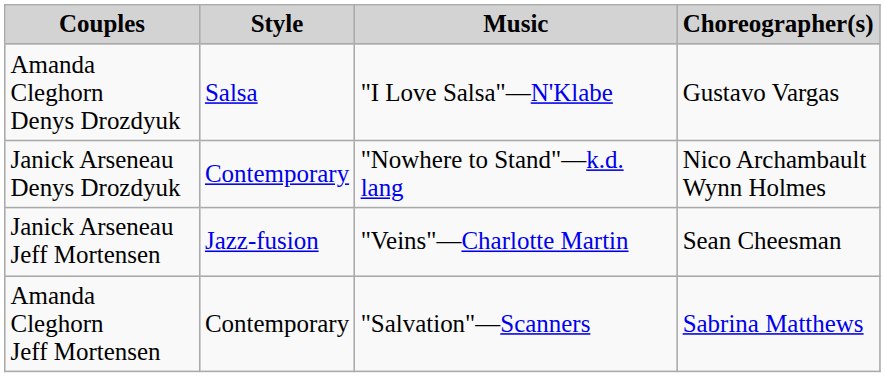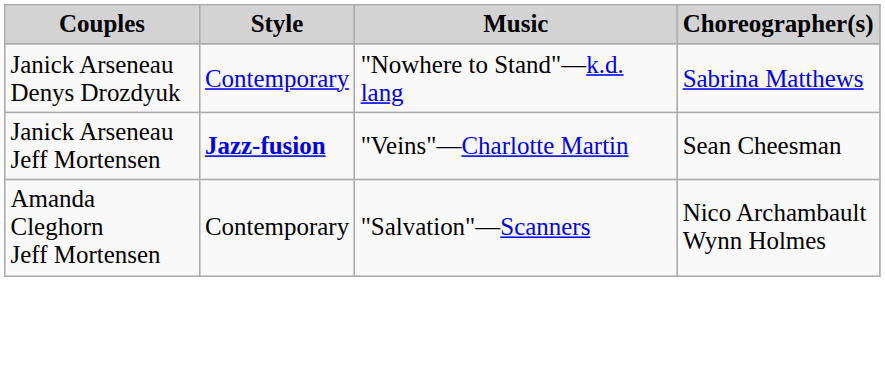- row: (95, 91)
(774, 173) Nico Archambault Wynn Holmes -> (773, 77) Sabrina Matthews
(262, 241) normal -> (265, 145) bold
(773, 323) Sabrina Matthews -> (774, 227) Nico Archambault Wynn Holmes
